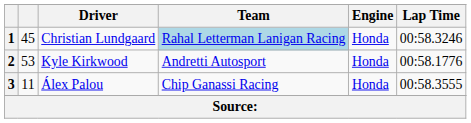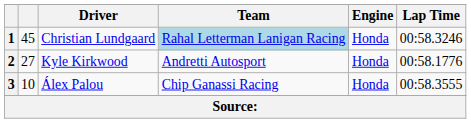(28, 61) 53 -> (28, 61) 27
(28, 84) 11 -> (28, 84) 10
